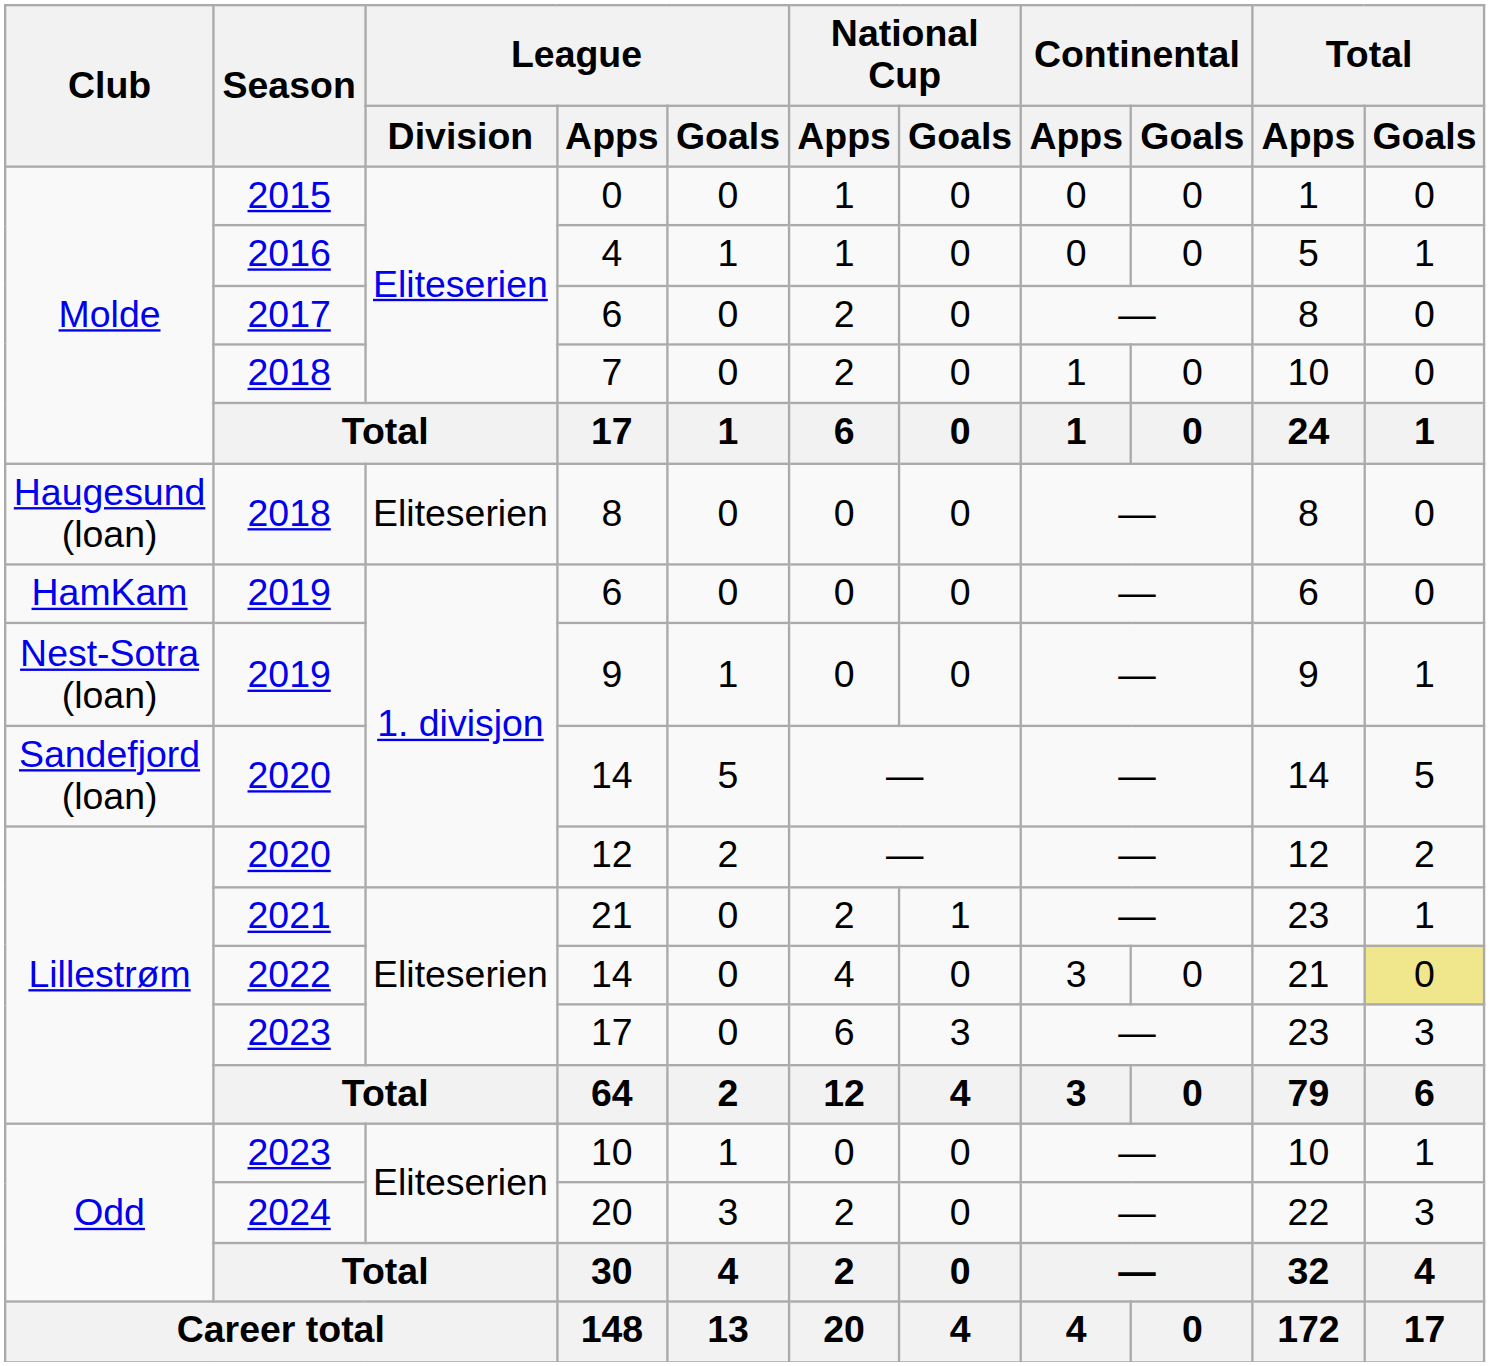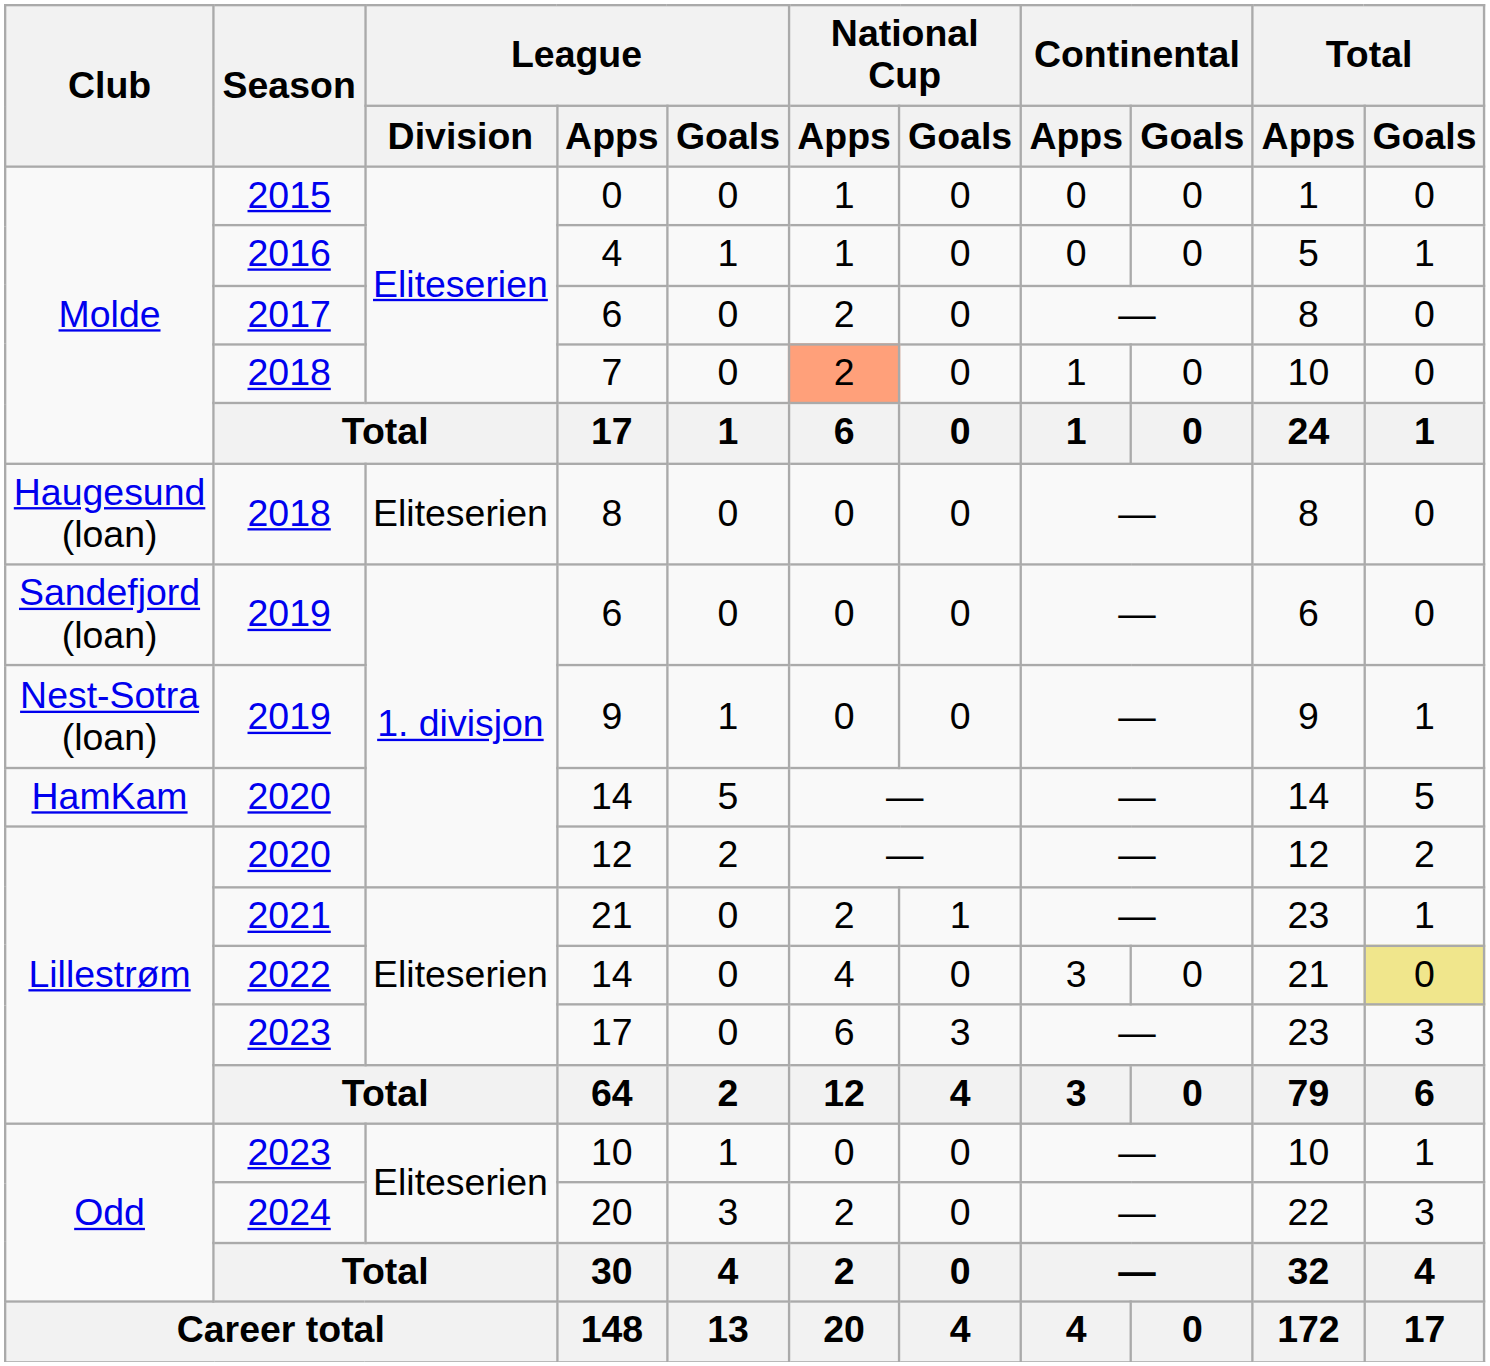(844, 373) no background -> (844, 373) lightsalmon background
(110, 593) HamKam -> (110, 614) Sandefjord (loan)
(110, 775) Sandefjord (loan) -> (110, 796) HamKam
